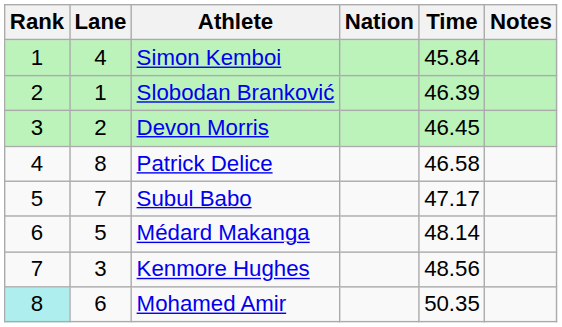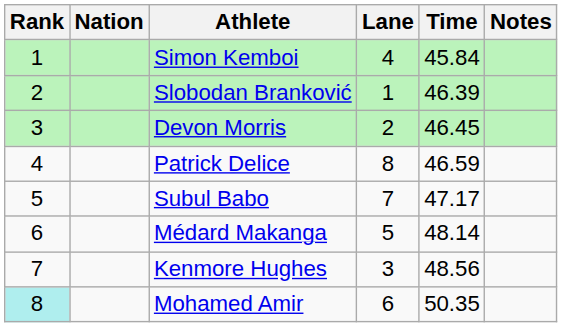columns swapped: (100, 22) <-> (379, 22)
(452, 163) 46.58 -> (452, 163) 46.59
